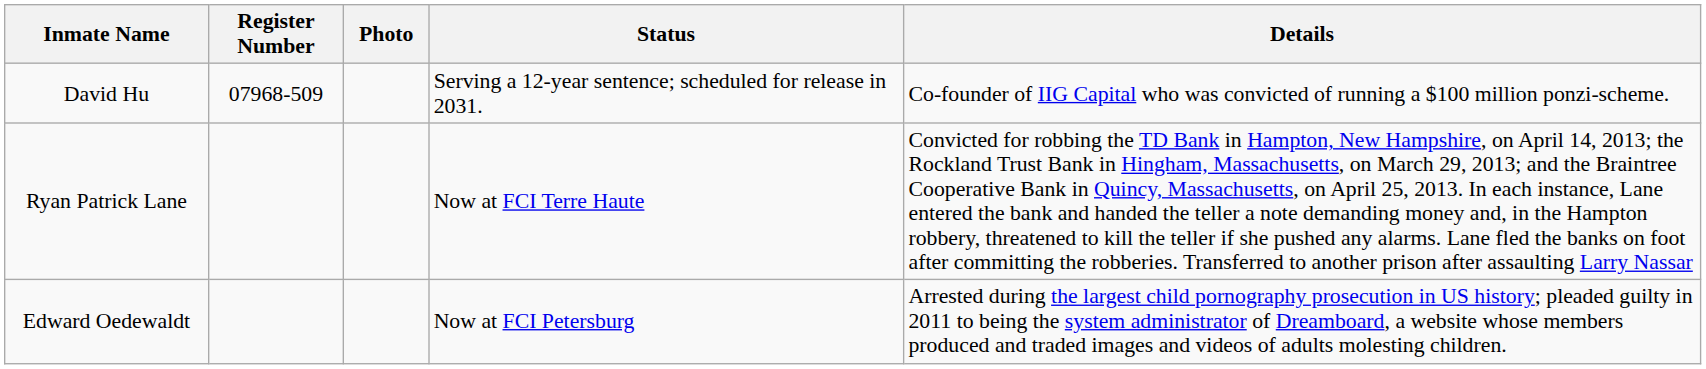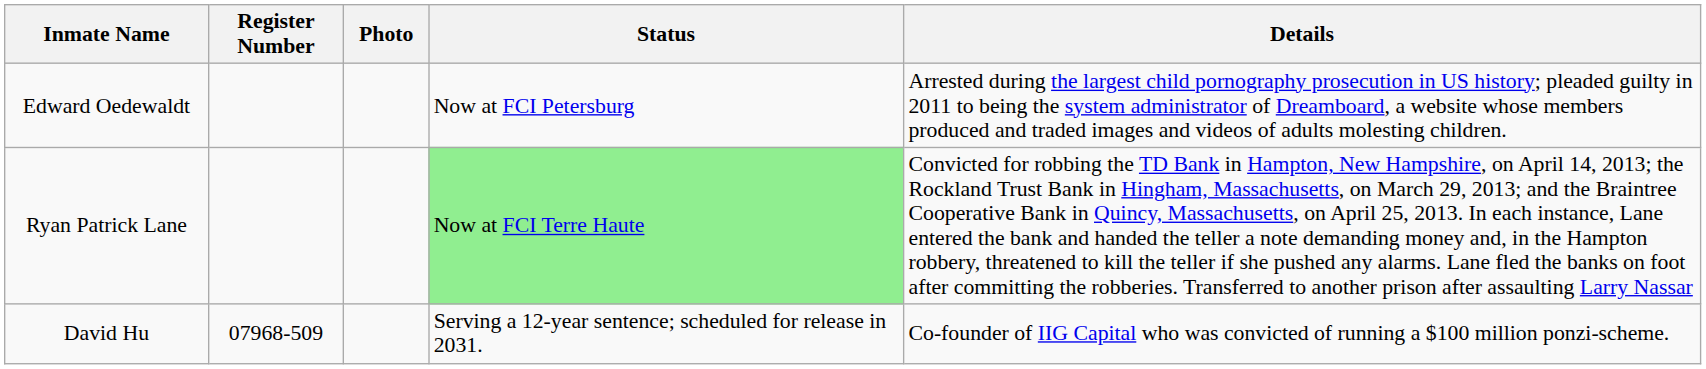rows swapped: (106, 321) <-> (106, 92)
(539, 200) no background -> (539, 225) lightgreen background
